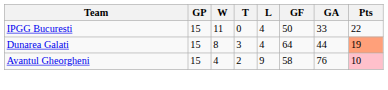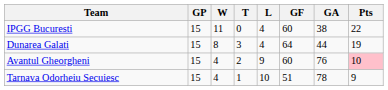(287, 28) 50 -> (287, 28) 60
(322, 28) 33 -> (322, 28) 38
(356, 45) lightsalmon background -> (356, 45) no background
(287, 61) 58 -> (287, 61) 60
+ row: (63, 77)
